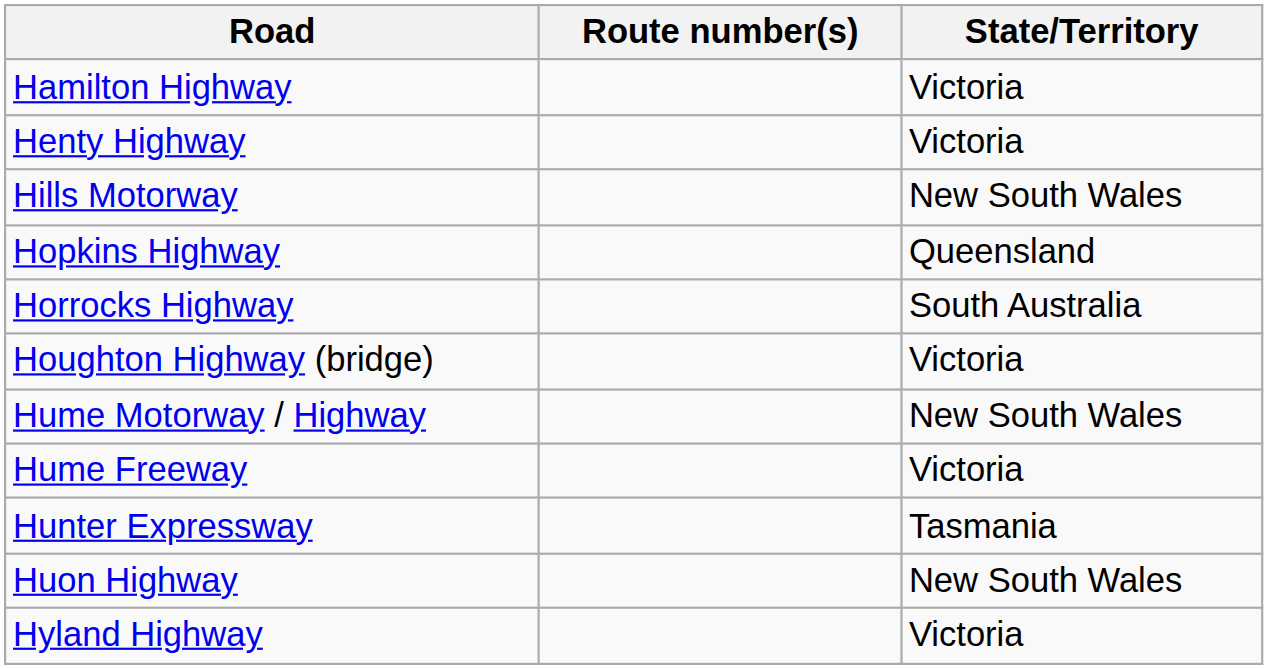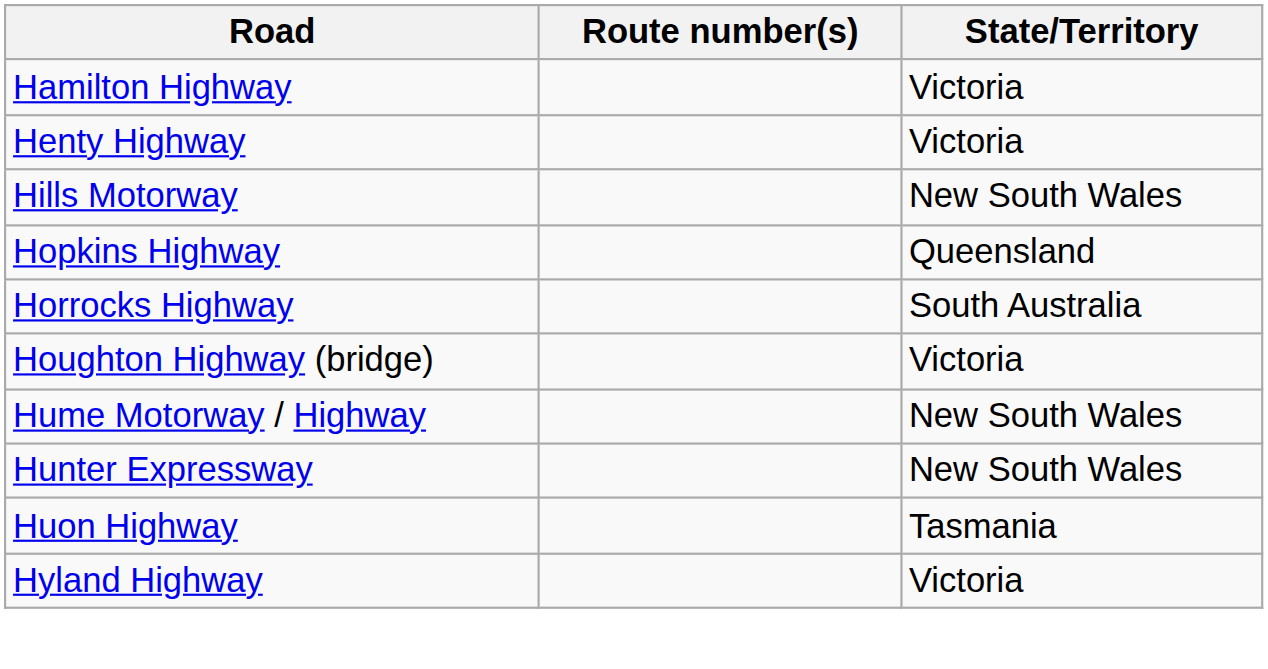- row: (130, 470)
(983, 525) Tasmania -> (1046, 470) New South Wales
(1046, 580) New South Wales -> (983, 525) Tasmania
